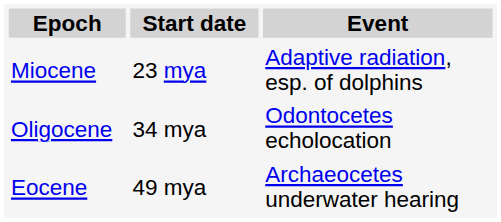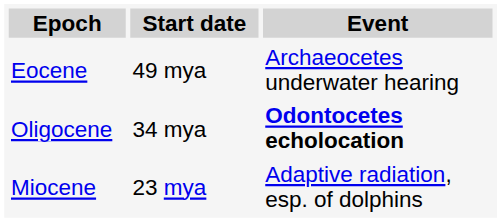rows swapped: (54, 69) <-> (49, 186)
(329, 128) normal -> (335, 128) bold
